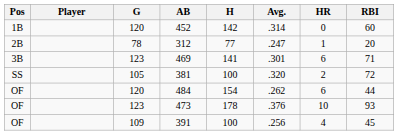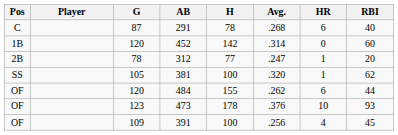+ row: (183, 28)
- row: (183, 59)
(323, 75) 2 -> (323, 75) 1
(370, 75) 72 -> (370, 75) 62
(230, 91) 154 -> (230, 91) 155
